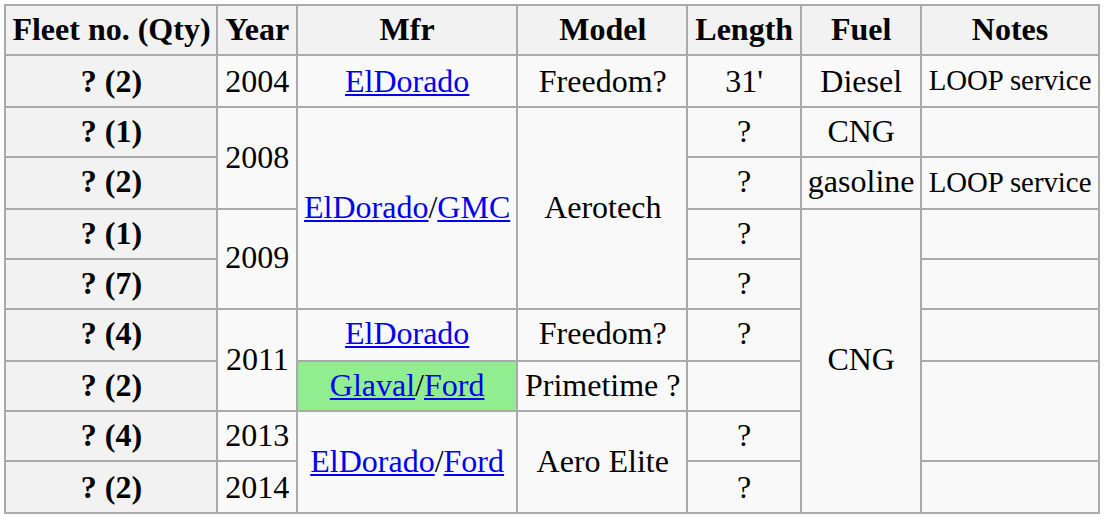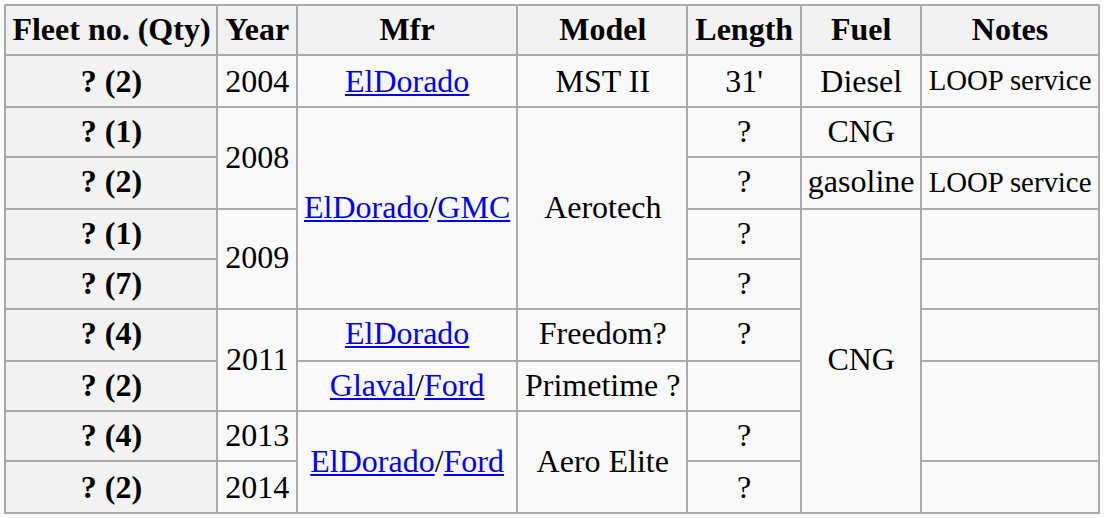(603, 80) Freedom? -> (603, 80) MST II
(407, 385) lightgreen background -> (407, 385) no background
